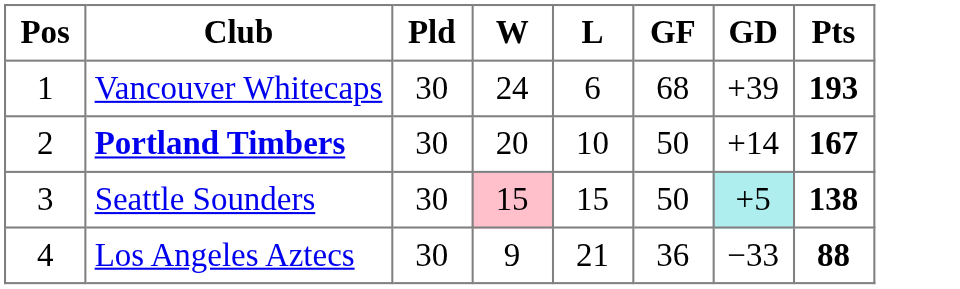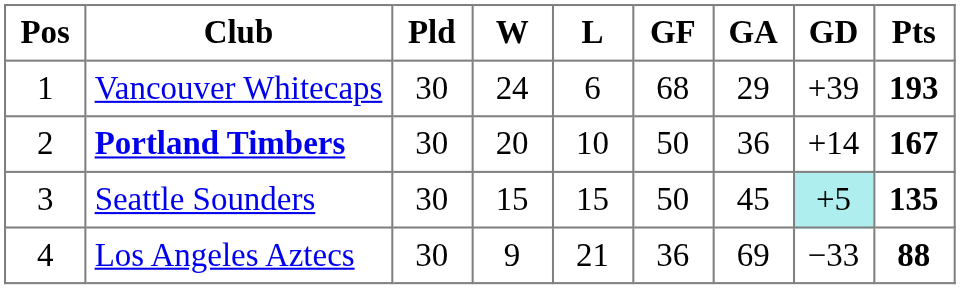+ column: (753, 32)
(512, 199) pink background -> (512, 199) no background
(833, 199) 138 -> (914, 199) 135
